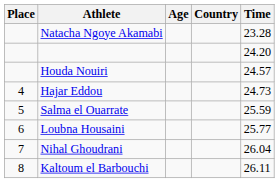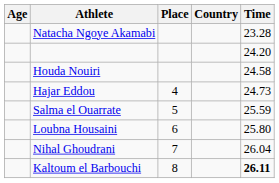columns swapped: (21, 14) <-> (178, 14)
(257, 71) 24.57 -> (257, 71) 24.58
(257, 129) 25.77 -> (257, 129) 25.80
(257, 168) normal -> (257, 168) bold
